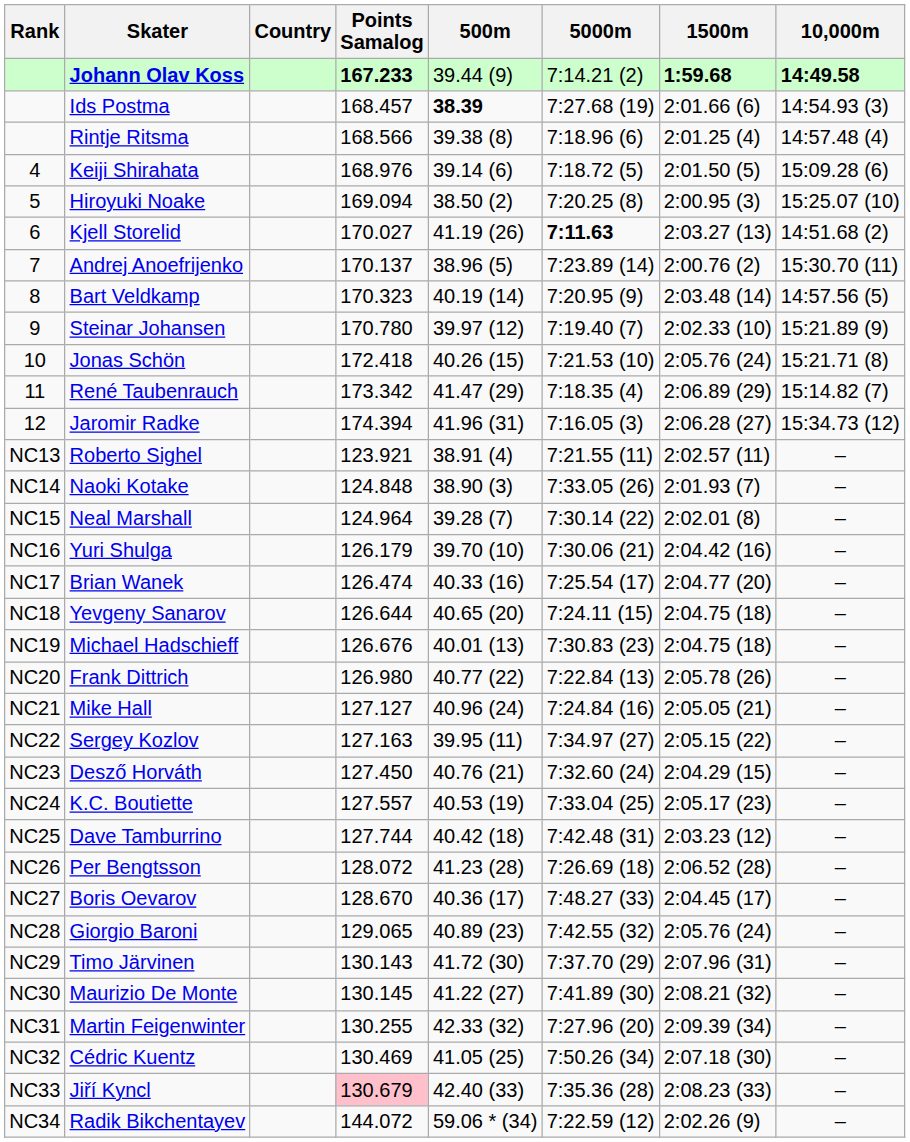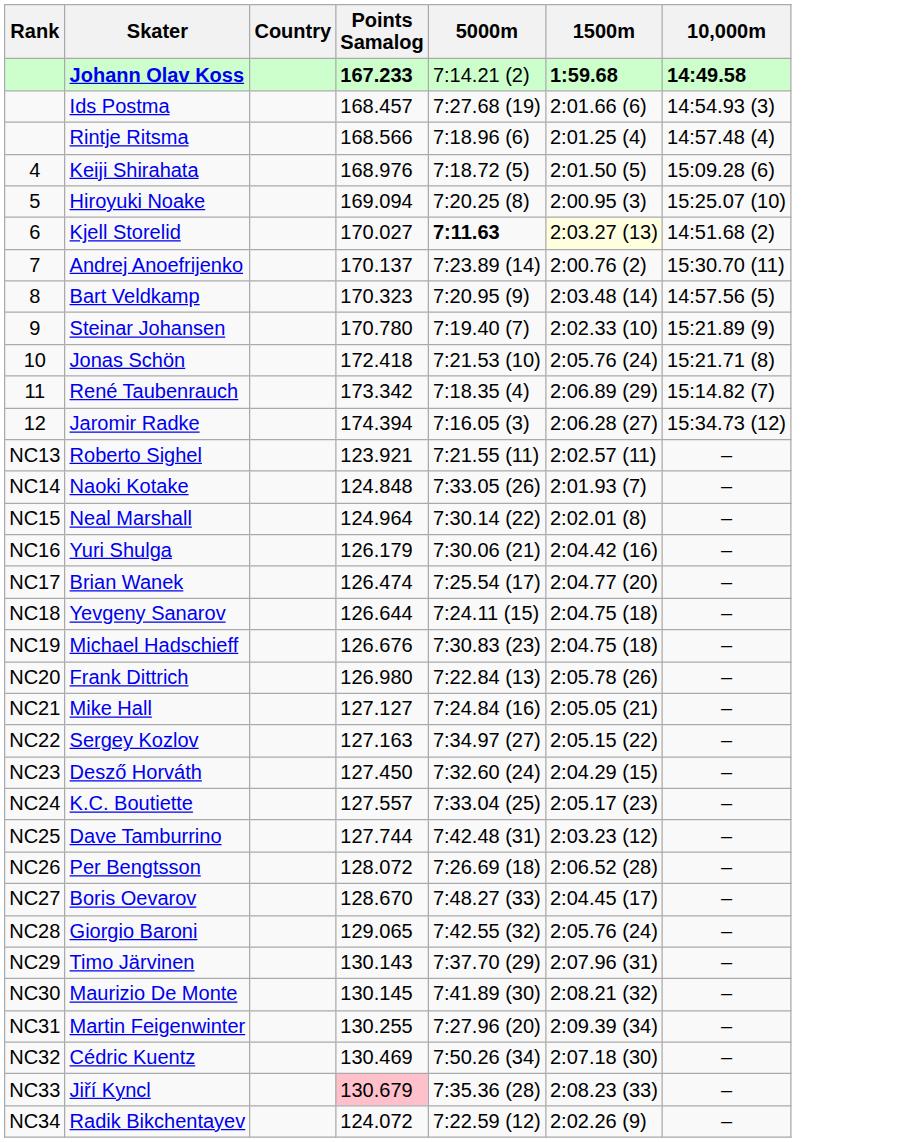- column: (485, 31)
(718, 233) no background -> (604, 233) lightyellow background
(376, 1121) 144.072 -> (376, 1121) 124.072
